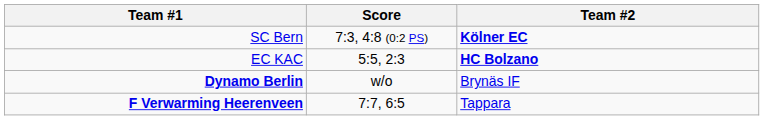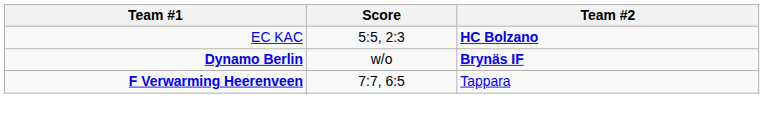- row: (277, 37)
(490, 81) normal -> (492, 59) bold
